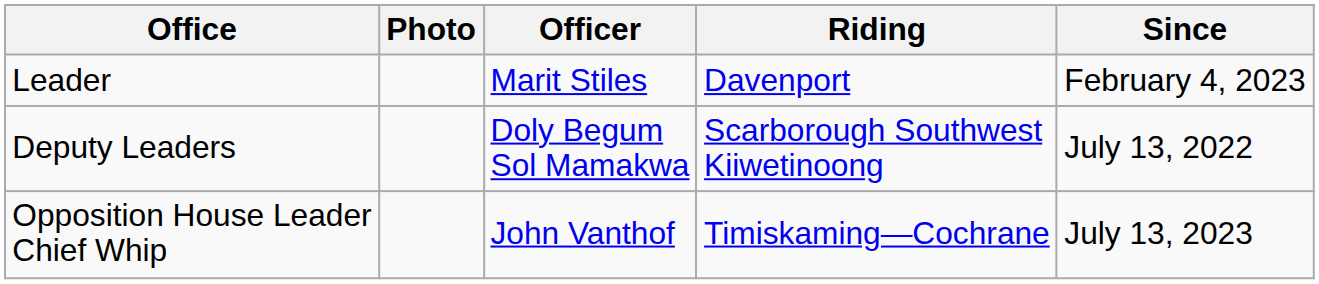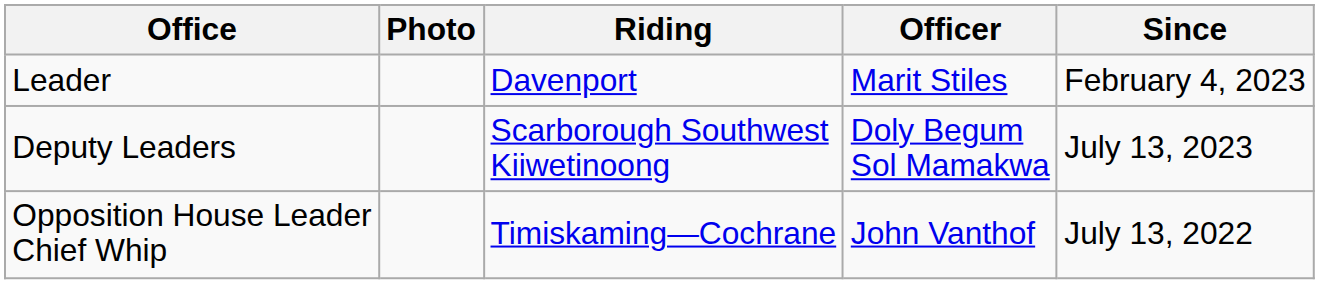columns swapped: (590, 29) <-> (877, 29)
(1167, 147) July 13, 2022 -> (1159, 147) July 13, 2023
(1159, 233) July 13, 2023 -> (1167, 233) July 13, 2022
